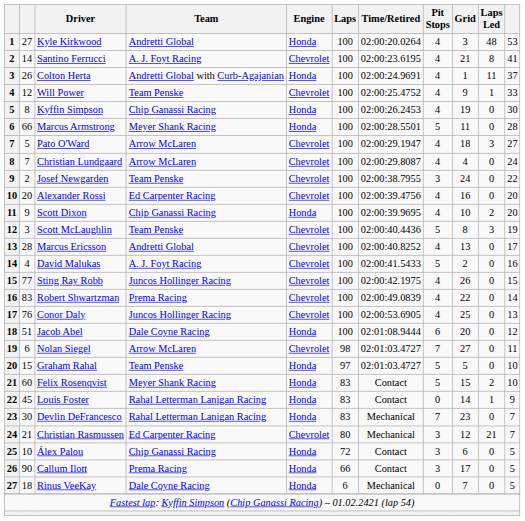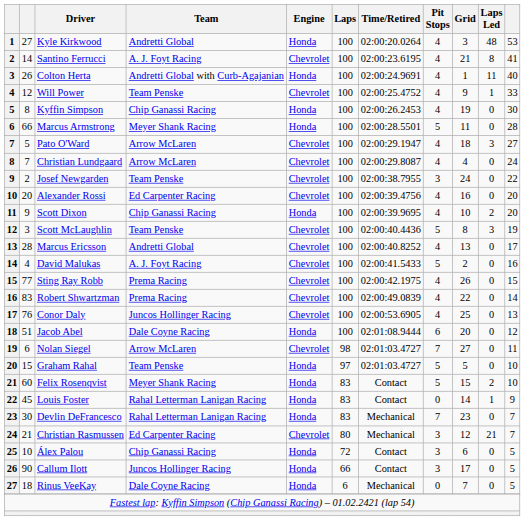(512, 76) 37 -> (512, 76) 40
(180, 281) Juncos Hollinger Racing -> (158, 281) Prema Racing
(158, 468) Prema Racing -> (180, 468) Juncos Hollinger Racing
